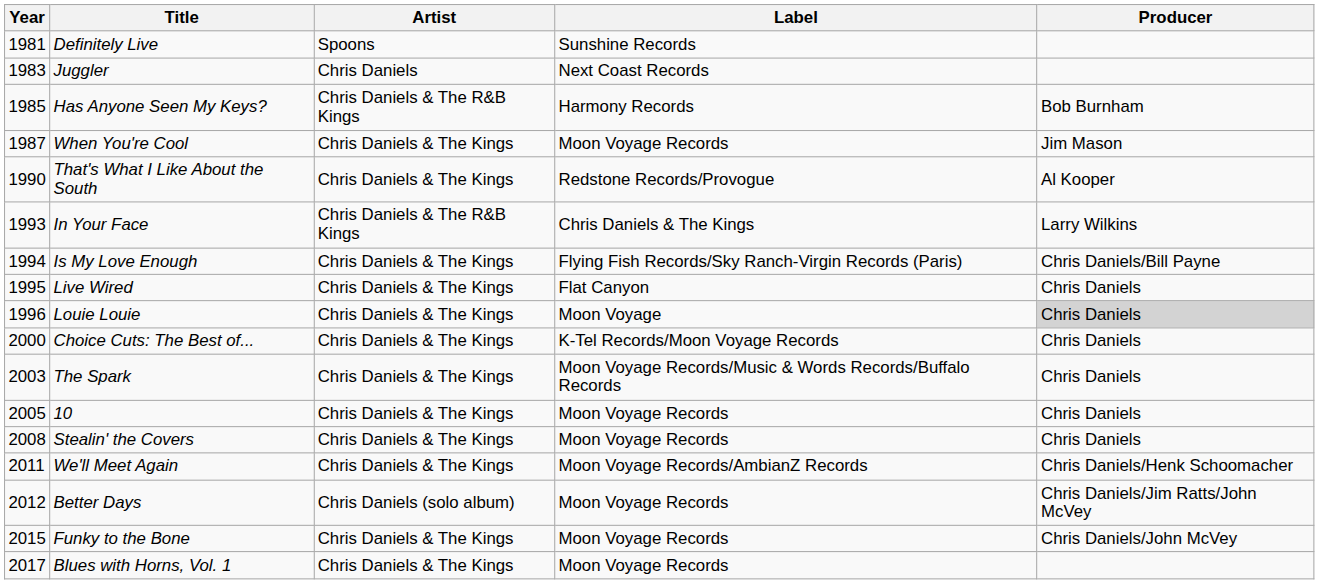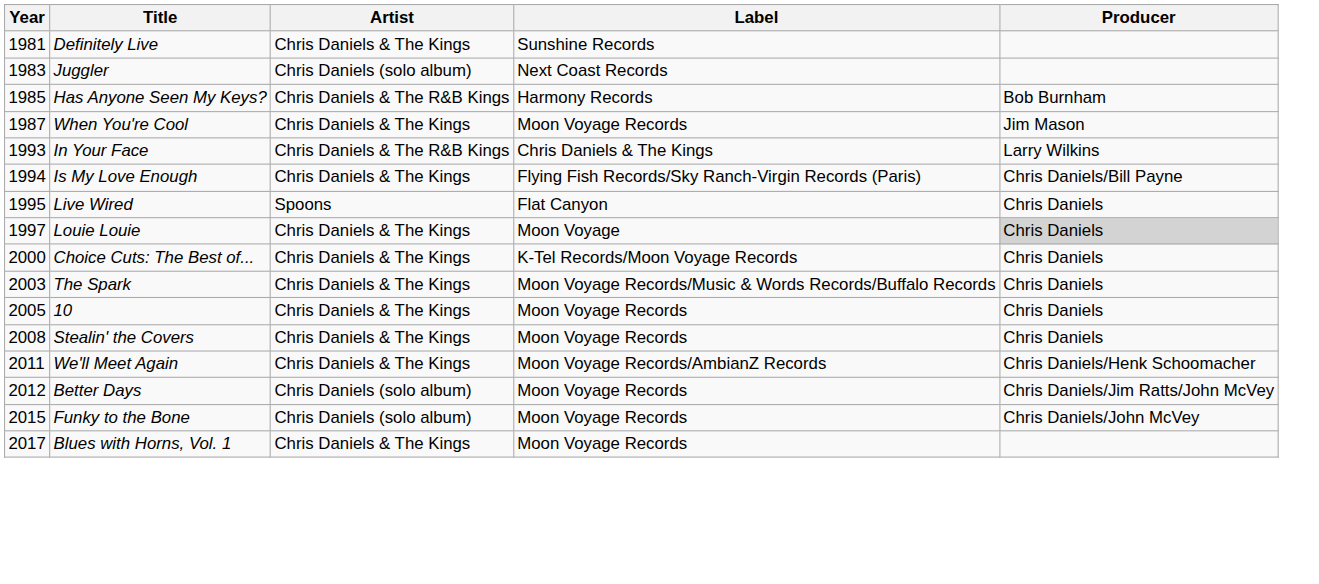(346, 44) Spoons -> (372, 44) Chris Daniels & The Kings
(368, 71) Chris Daniels -> (373, 71) Chris Daniels (solo album)
- row: (158, 179)
(416, 287) Chris Daniels & The Kings -> (303, 204) Spoons
(27, 314) 1996 -> (27, 230) 1997
(416, 538) Chris Daniels & The Kings -> (373, 417) Chris Daniels (solo album)
